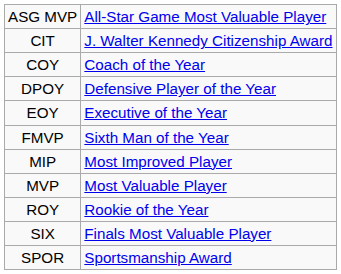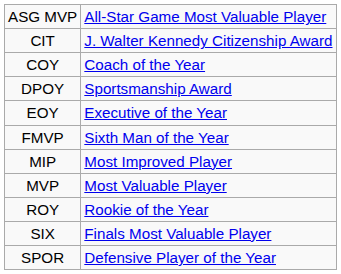(180, 89) Defensive Player of the Year -> (158, 89) Sportsmanship Award
(158, 257) Sportsmanship Award -> (180, 257) Defensive Player of the Year
